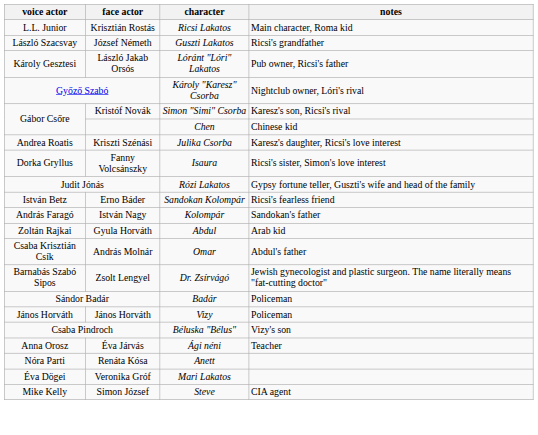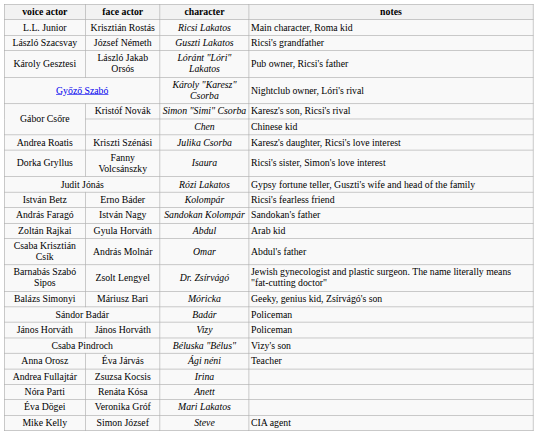(204, 199) Sandokan Kolompár -> (204, 199) Kolompár
(204, 215) Kolompár -> (204, 215) Sandokan Kolompár
+ row: (123, 299)
+ row: (123, 376)
